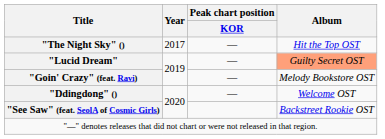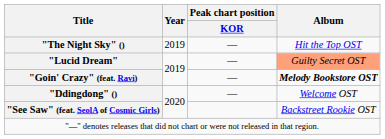(175, 45) 2017 -> (175, 45) 2019
(327, 77) normal -> (328, 77) bold
